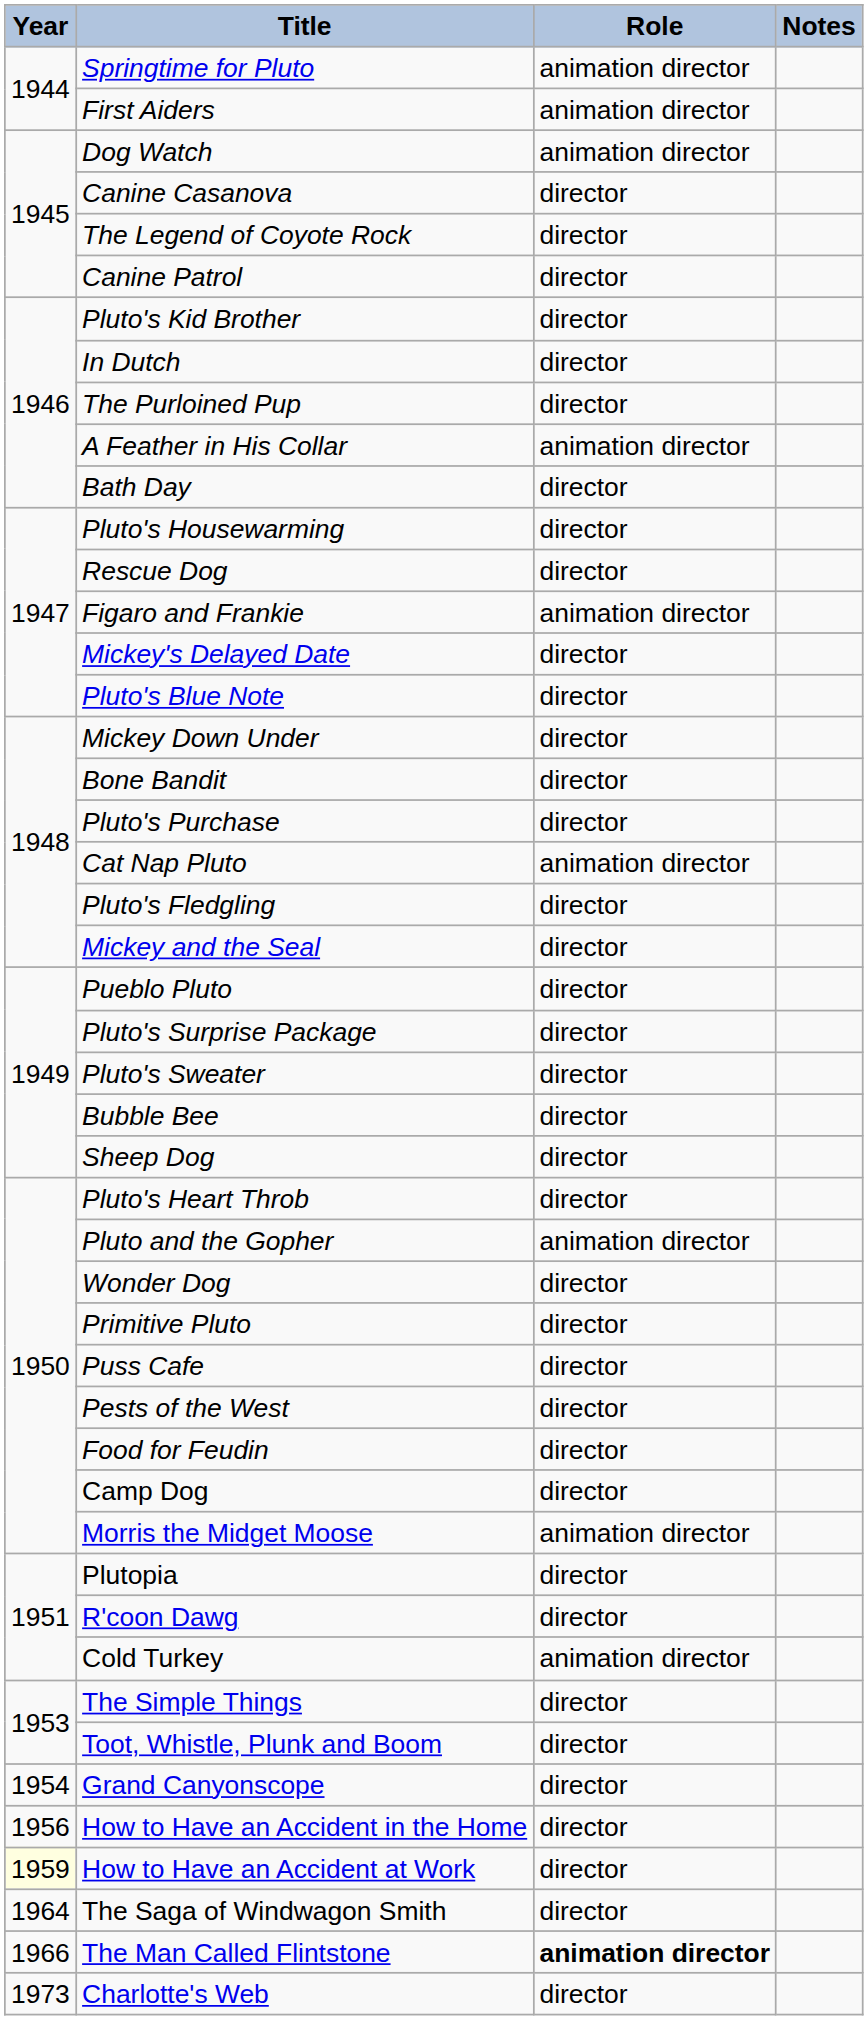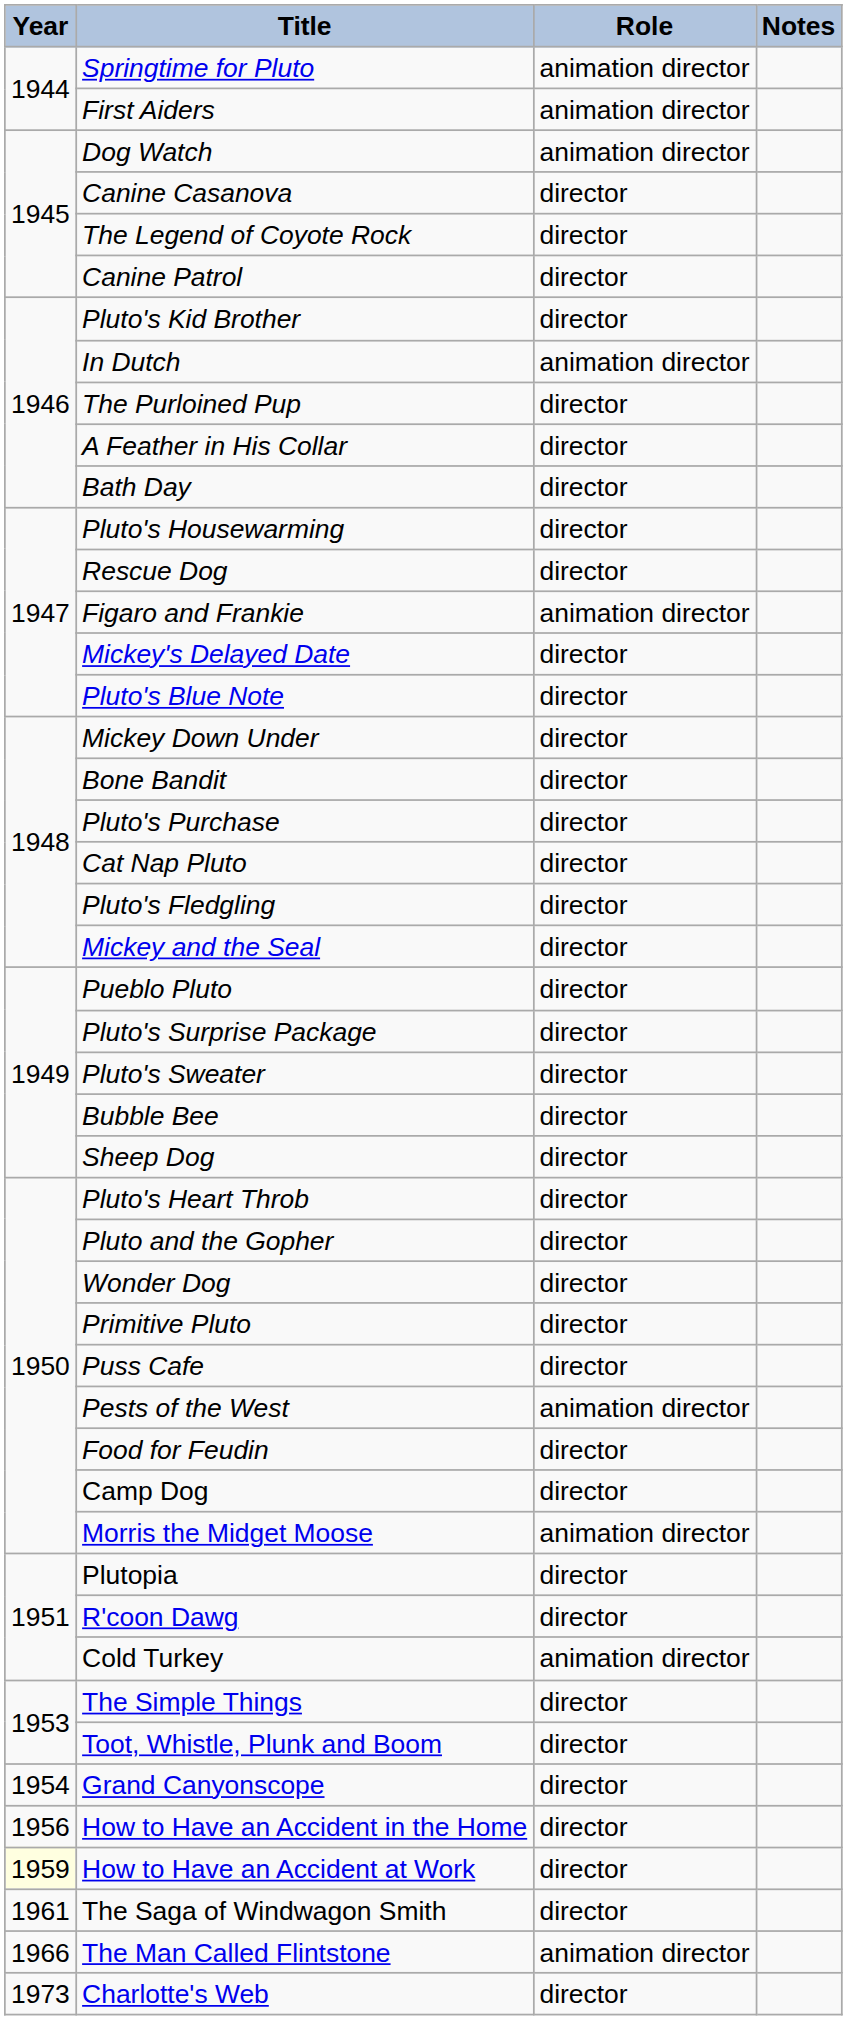(584, 361) director -> (645, 361) animation director
(645, 445) animation director -> (584, 445) director
(645, 863) animation director -> (584, 863) director
(645, 1240) animation director -> (584, 1240) director
(584, 1408) director -> (645, 1408) animation director
(40, 1910) 1964 -> (40, 1910) 1961
(655, 1952) bold -> (645, 1952) normal
